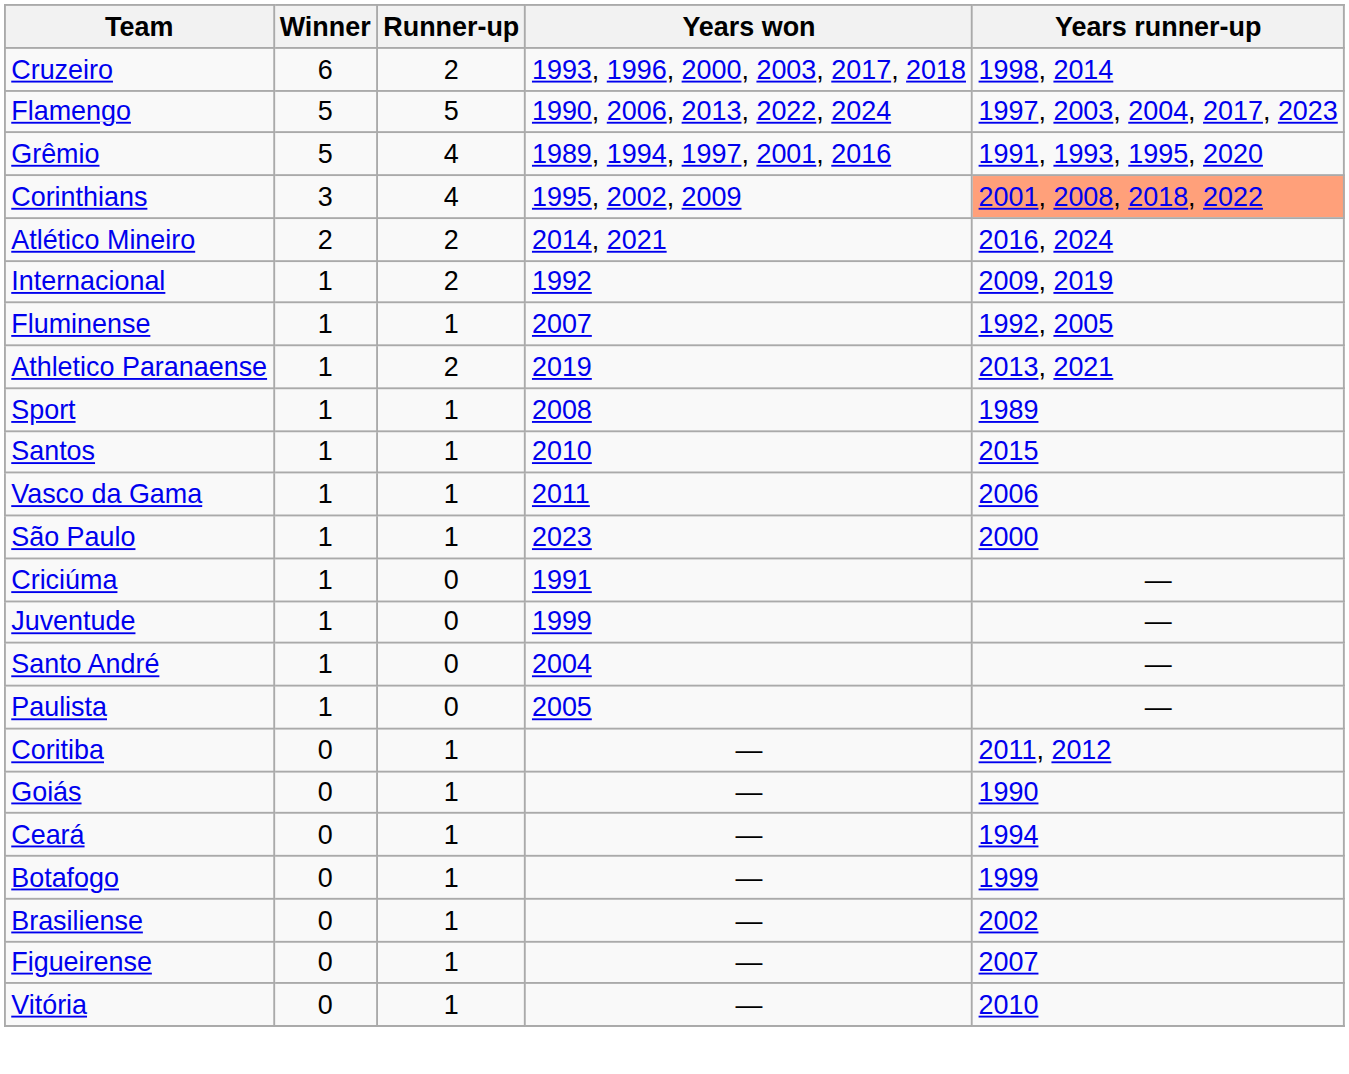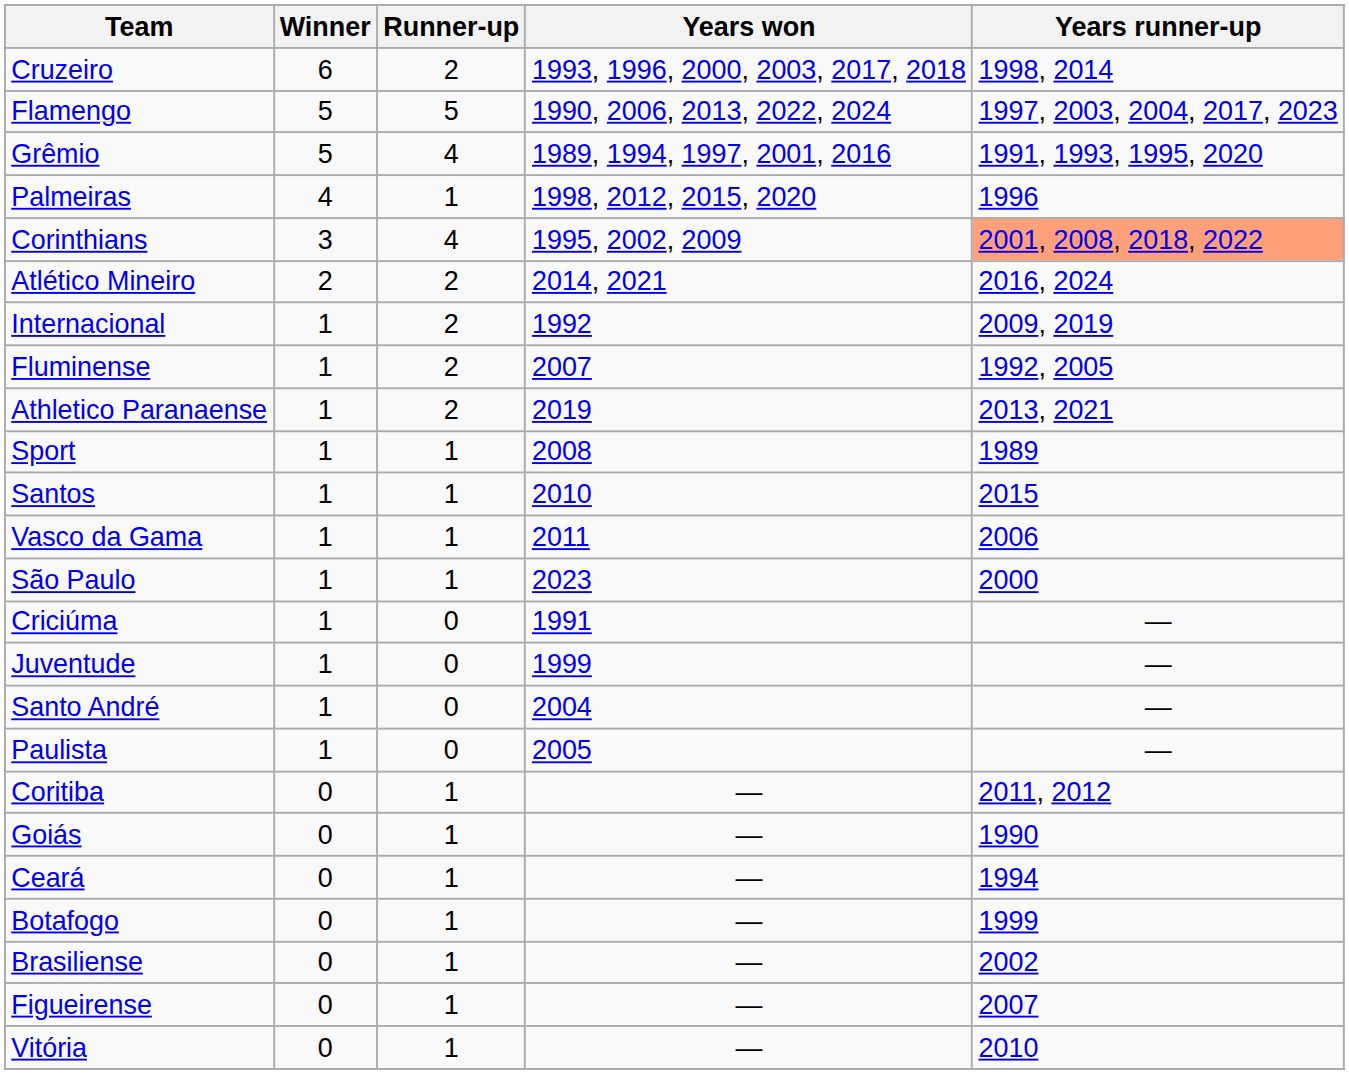+ row: (71, 197)
(451, 324) 1 -> (451, 367) 2
